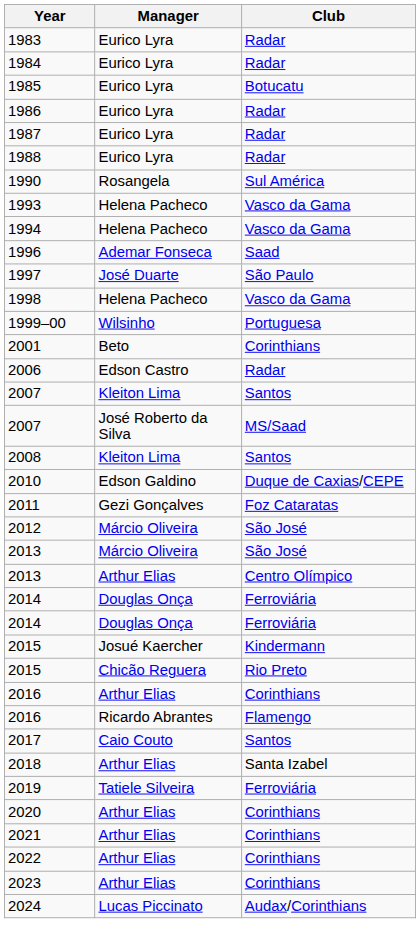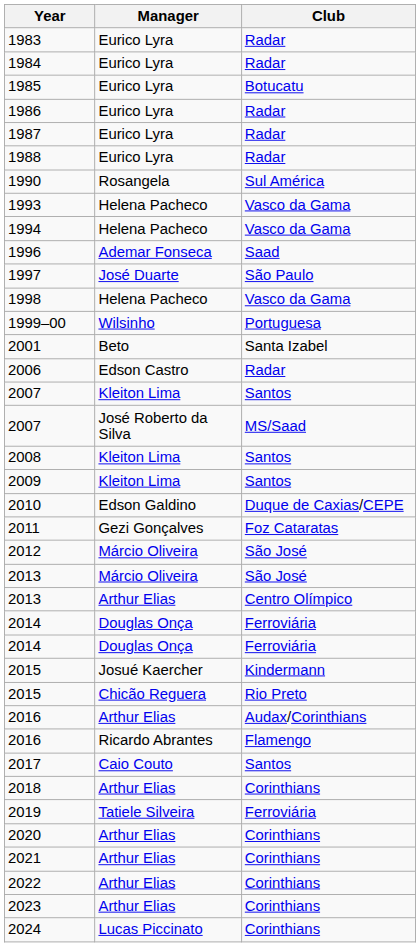(282, 346) Corinthians -> (286, 346) Santa Izabel
+ row: (24, 481)
(282, 693) Corinthians -> (306, 717) Audax/Corinthians
(286, 764) Santa Izabel -> (282, 788) Corinthians
(306, 906) Audax/Corinthians -> (282, 929) Corinthians
